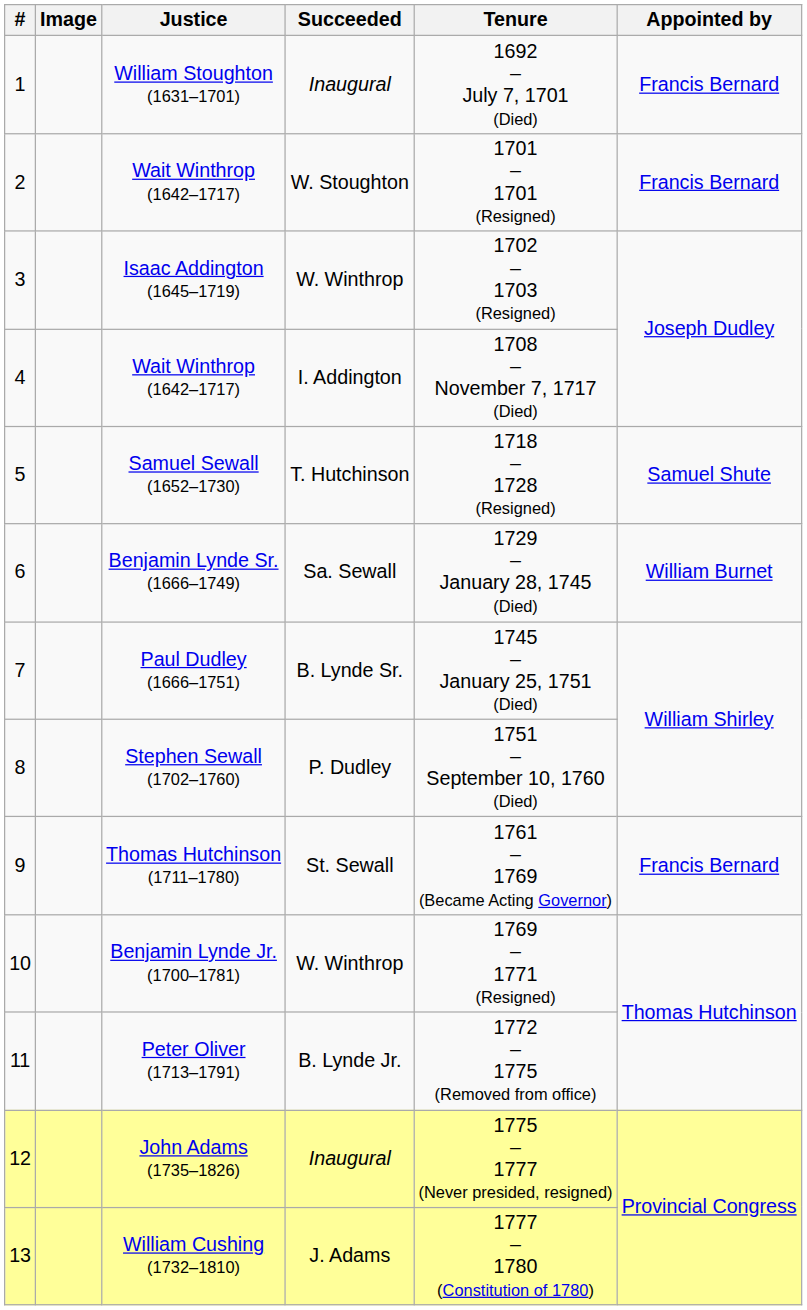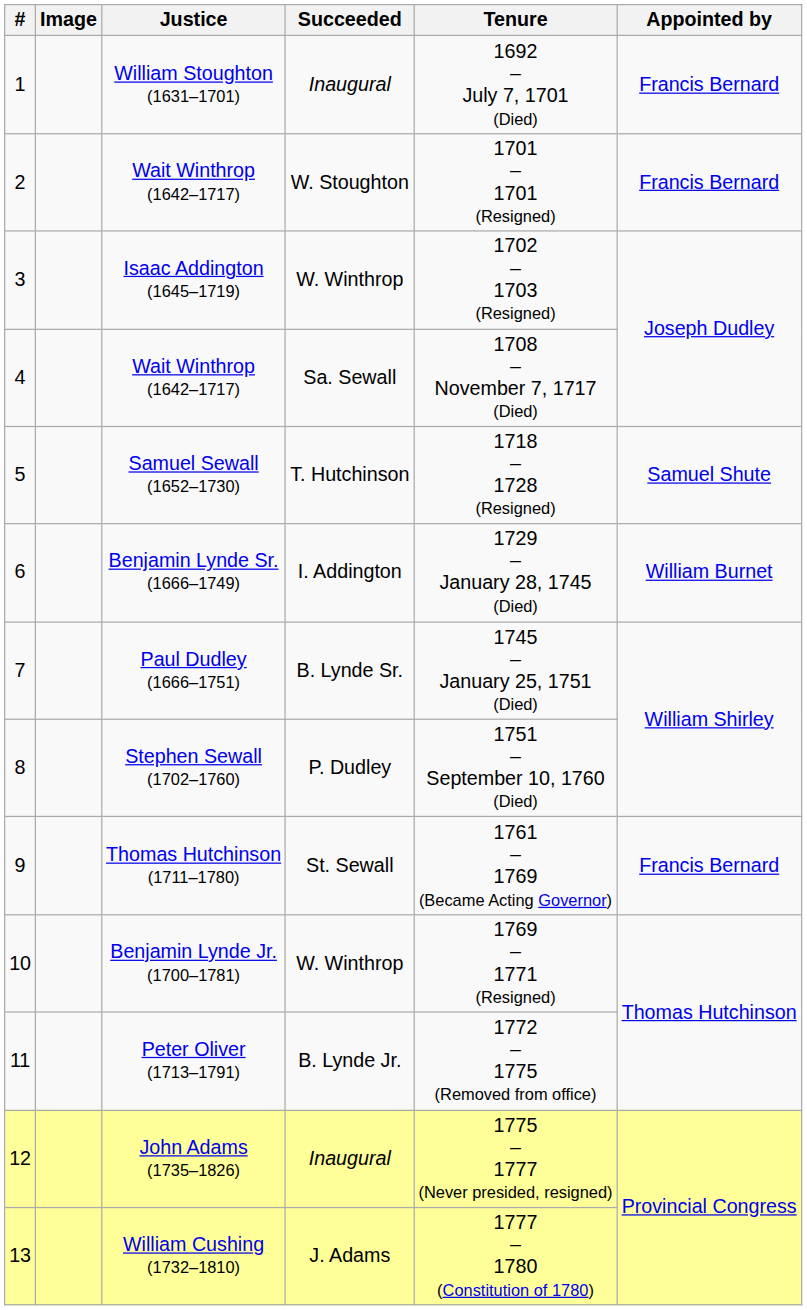(350, 377) I. Addington -> (350, 377) Sa. Sewall
(350, 572) Sa. Sewall -> (350, 572) I. Addington
